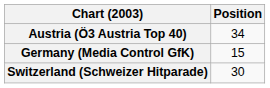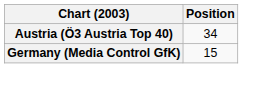- row: (108, 72)
